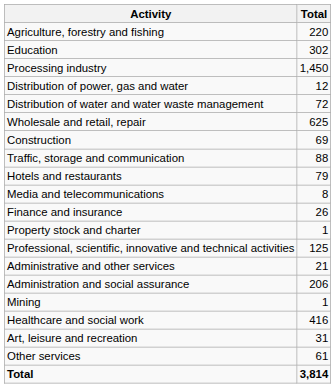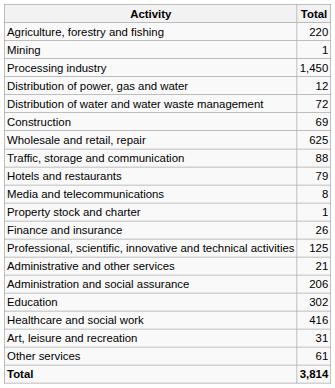rows swapped: (24, 302) <-> (32, 50)
rows swapped: (39, 140) <-> (76, 122)
rows swapped: (65, 212) <-> (74, 230)
